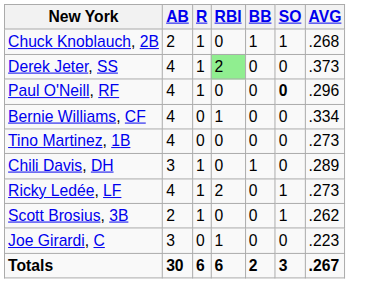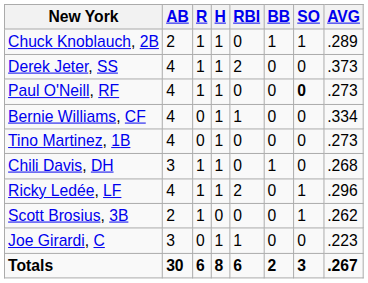+ column: (220, 16)
(324, 41) .268 -> (342, 41) .289
(219, 66) lightgreen background -> (238, 66) no background
(324, 91) .296 -> (342, 91) .273
(324, 166) .289 -> (342, 166) .268
(324, 191) .273 -> (342, 191) .296
